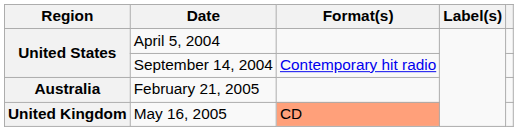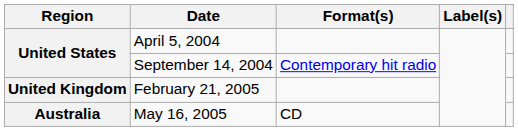(67, 89) Australia -> (67, 89) United Kingdom
(67, 114) United Kingdom -> (67, 114) Australia
(291, 114) lightsalmon background -> (291, 114) no background
